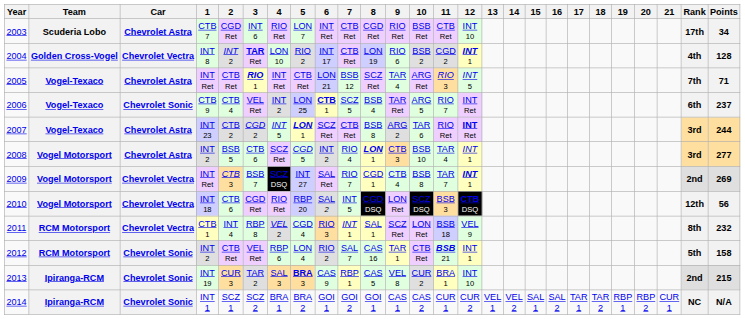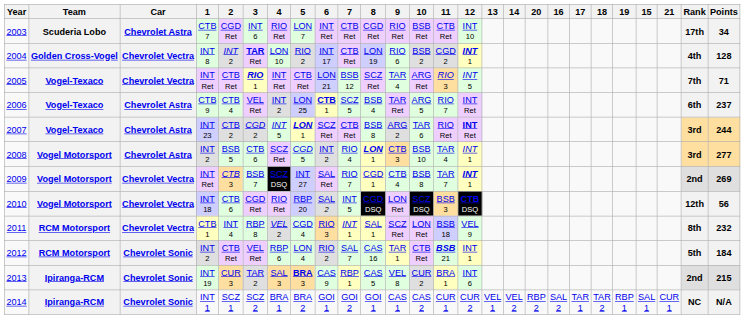columns swapped: (536, 12) <-> (646, 12)
(158, 81) Chevrolet Astra -> (158, 81) Chevrolet Vectra
(158, 105) Chevrolet Sonic -> (158, 105) Chevrolet Astra
(724, 253) 158 -> (724, 253) 184
(470, 278) INT 10 -> (470, 278) INT 6
